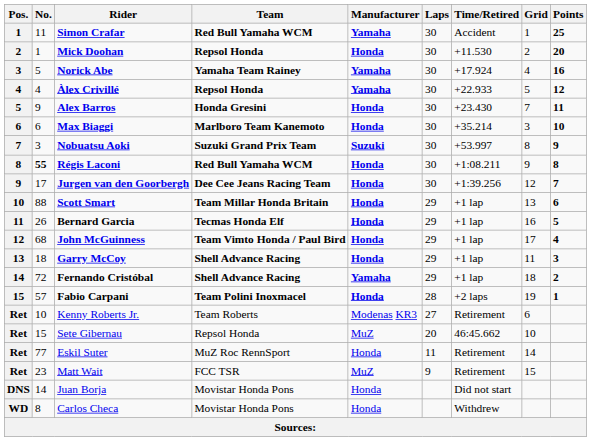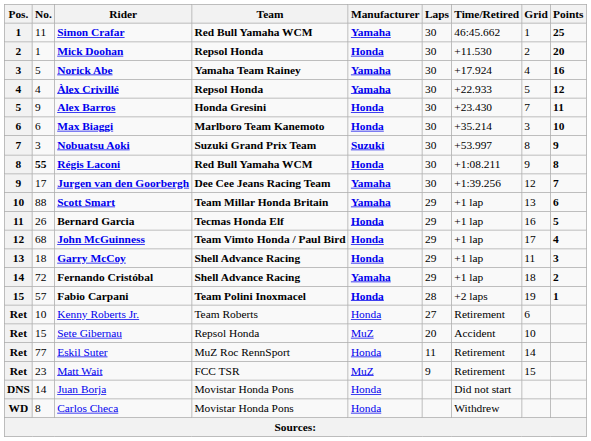(475, 32) Accident -> (477, 32) 46:45.662
(367, 183) Honda -> (371, 183) Yamaha
(367, 202) Honda -> (371, 202) Yamaha
(384, 314) Modenas KR3 -> (366, 314) Honda
(477, 333) 46:45.662 -> (475, 333) Accident
